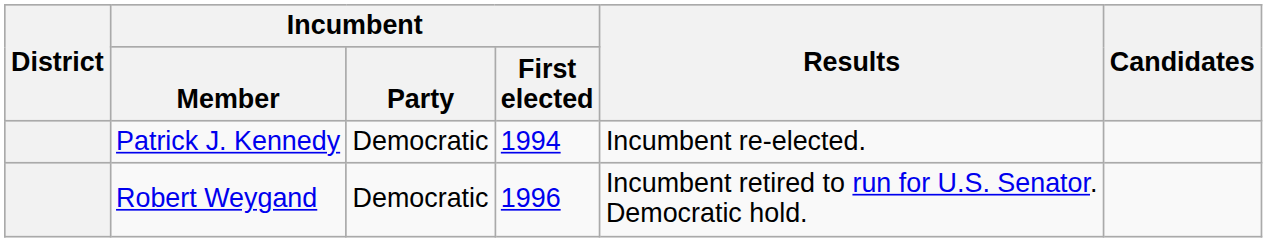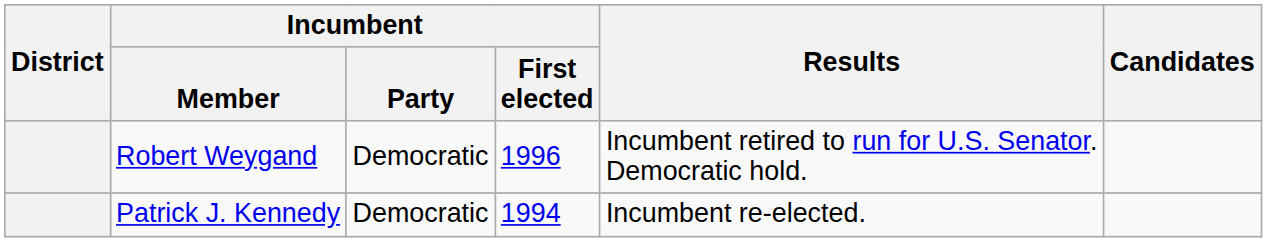rows swapped: (228, 141) <-> (217, 199)
